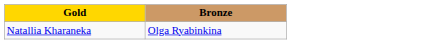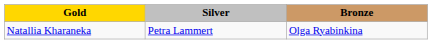+ column: (216, 13)
